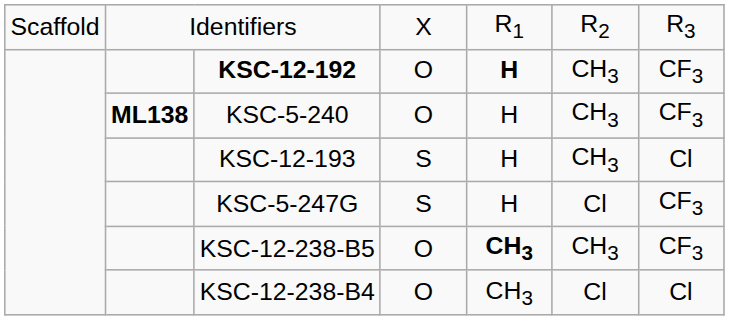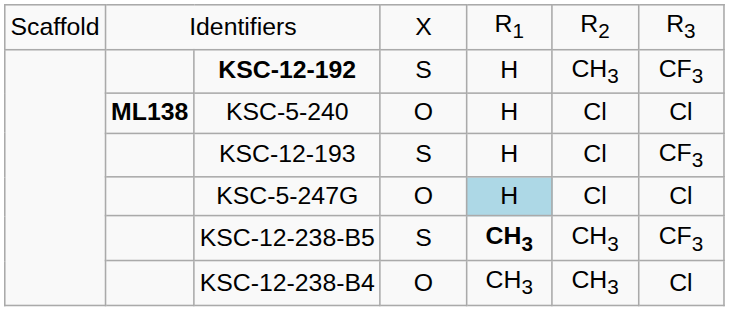(423, 70) O -> (423, 70) S
(509, 70) bold -> (509, 70) normal
(595, 115) CH3 -> (595, 112) Cl
(681, 115) CF3 -> (681, 112) Cl
(595, 160) CH3 -> (595, 154) Cl
(681, 159) Cl -> (681, 155) CF3
(423, 203) S -> (423, 196) O
(509, 203) no background -> (509, 196) lightblue background
(681, 204) CF3 -> (681, 196) Cl
(423, 247) O -> (423, 238) S
(595, 292) Cl -> (595, 283) CH3
